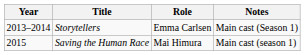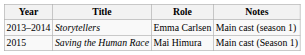(257, 27) Main cast (Season 1) -> (256, 27) Main cast (season 1)
(256, 43) Main cast (season 1) -> (257, 43) Main cast (Season 1)
